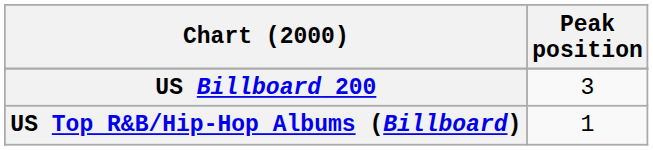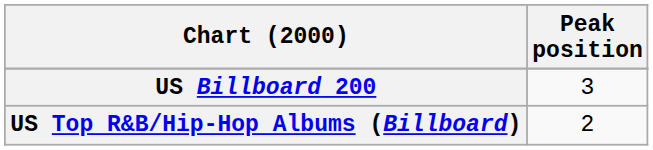(588, 125) 1 -> (588, 125) 2
